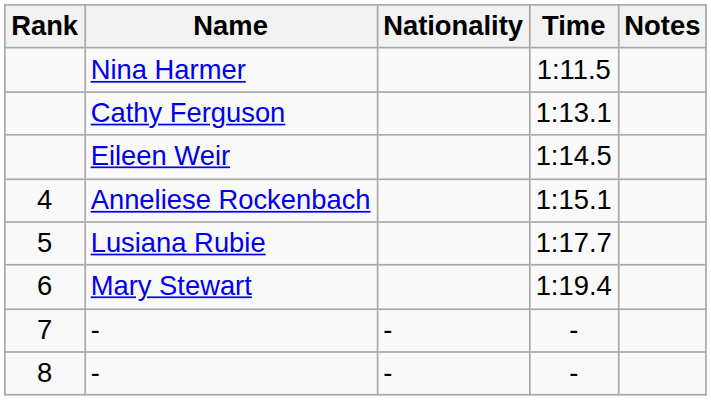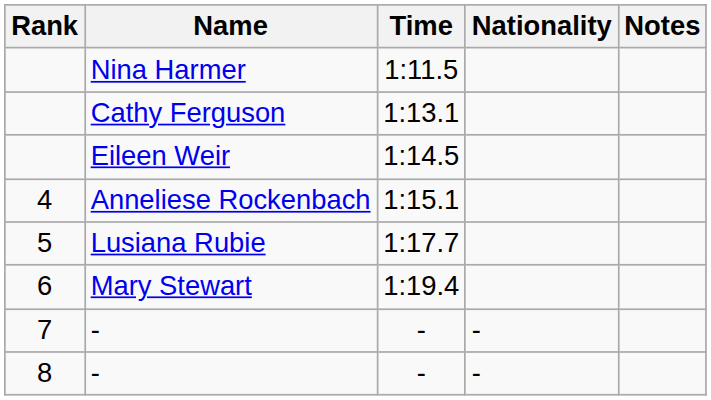columns swapped: (453, 26) <-> (574, 26)
